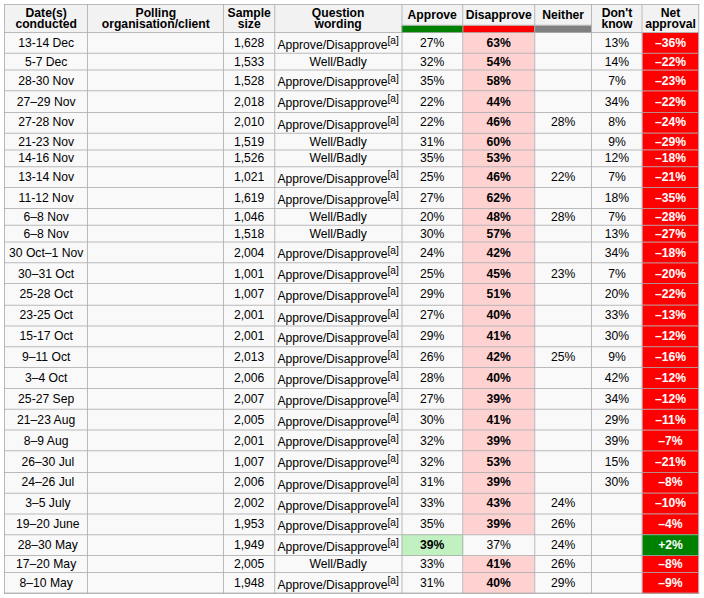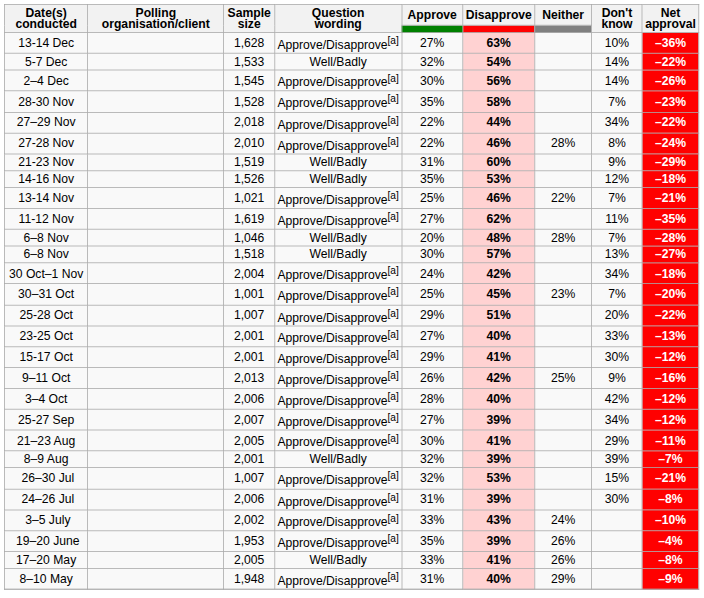(617, 43) 13% -> (617, 43) 10%
+ row: (46, 80)
(617, 198) 18% -> (617, 219) 11%
(338, 441) Approve/Disapprove[a] -> (338, 459) Well/Badly
- row: (46, 545)
